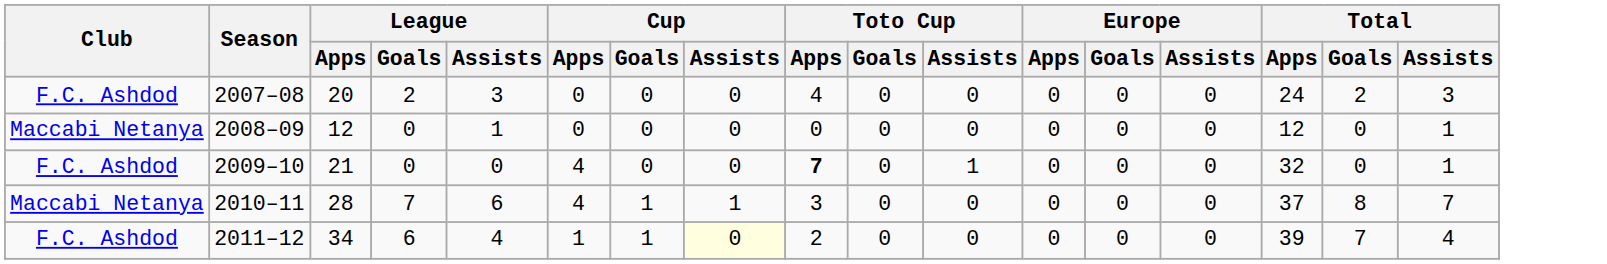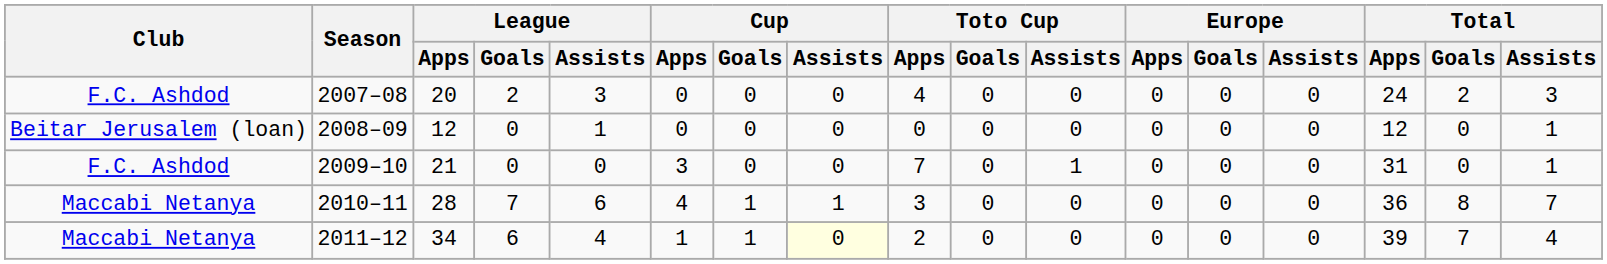(107, 131) Maccabi Netanya -> (159, 131) Beitar Jerusalem (loan)
(578, 167) 4 -> (682, 167) 3
(816, 167) bold -> (919, 167) normal
(1292, 167) 32 -> (1395, 167) 31
(1292, 204) 37 -> (1395, 204) 36
(107, 240) F.C. Ashdod -> (159, 240) Maccabi Netanya
